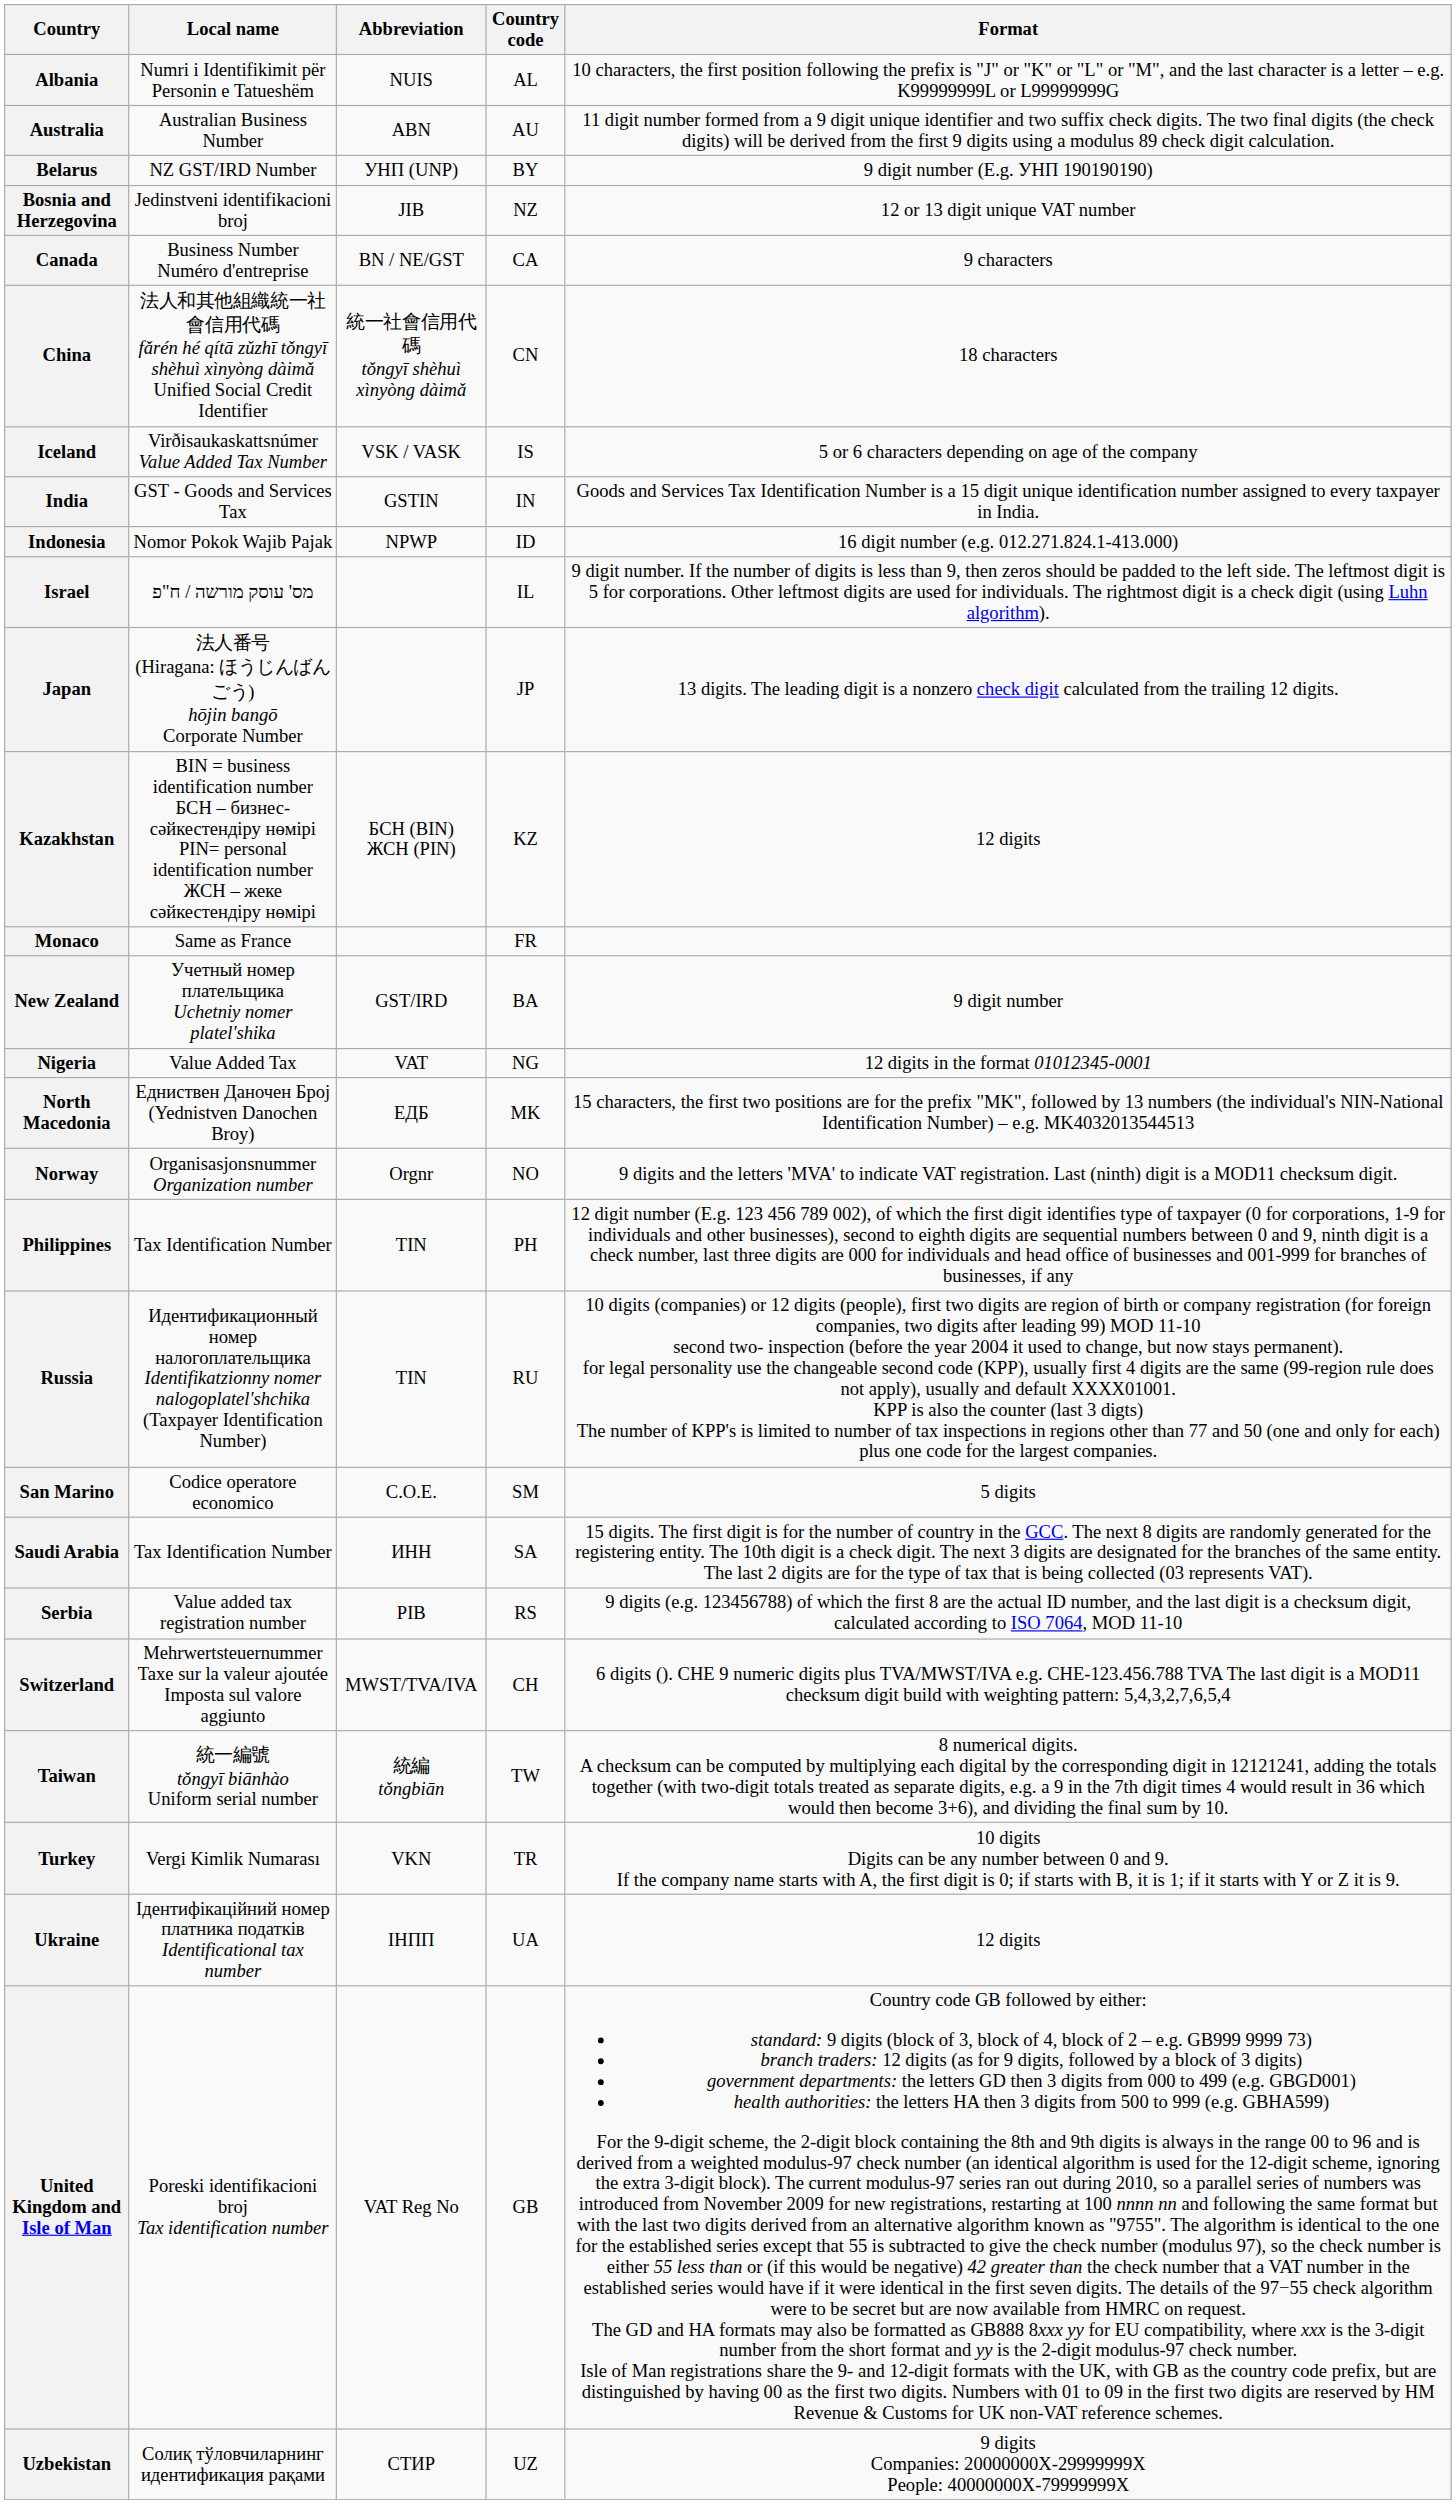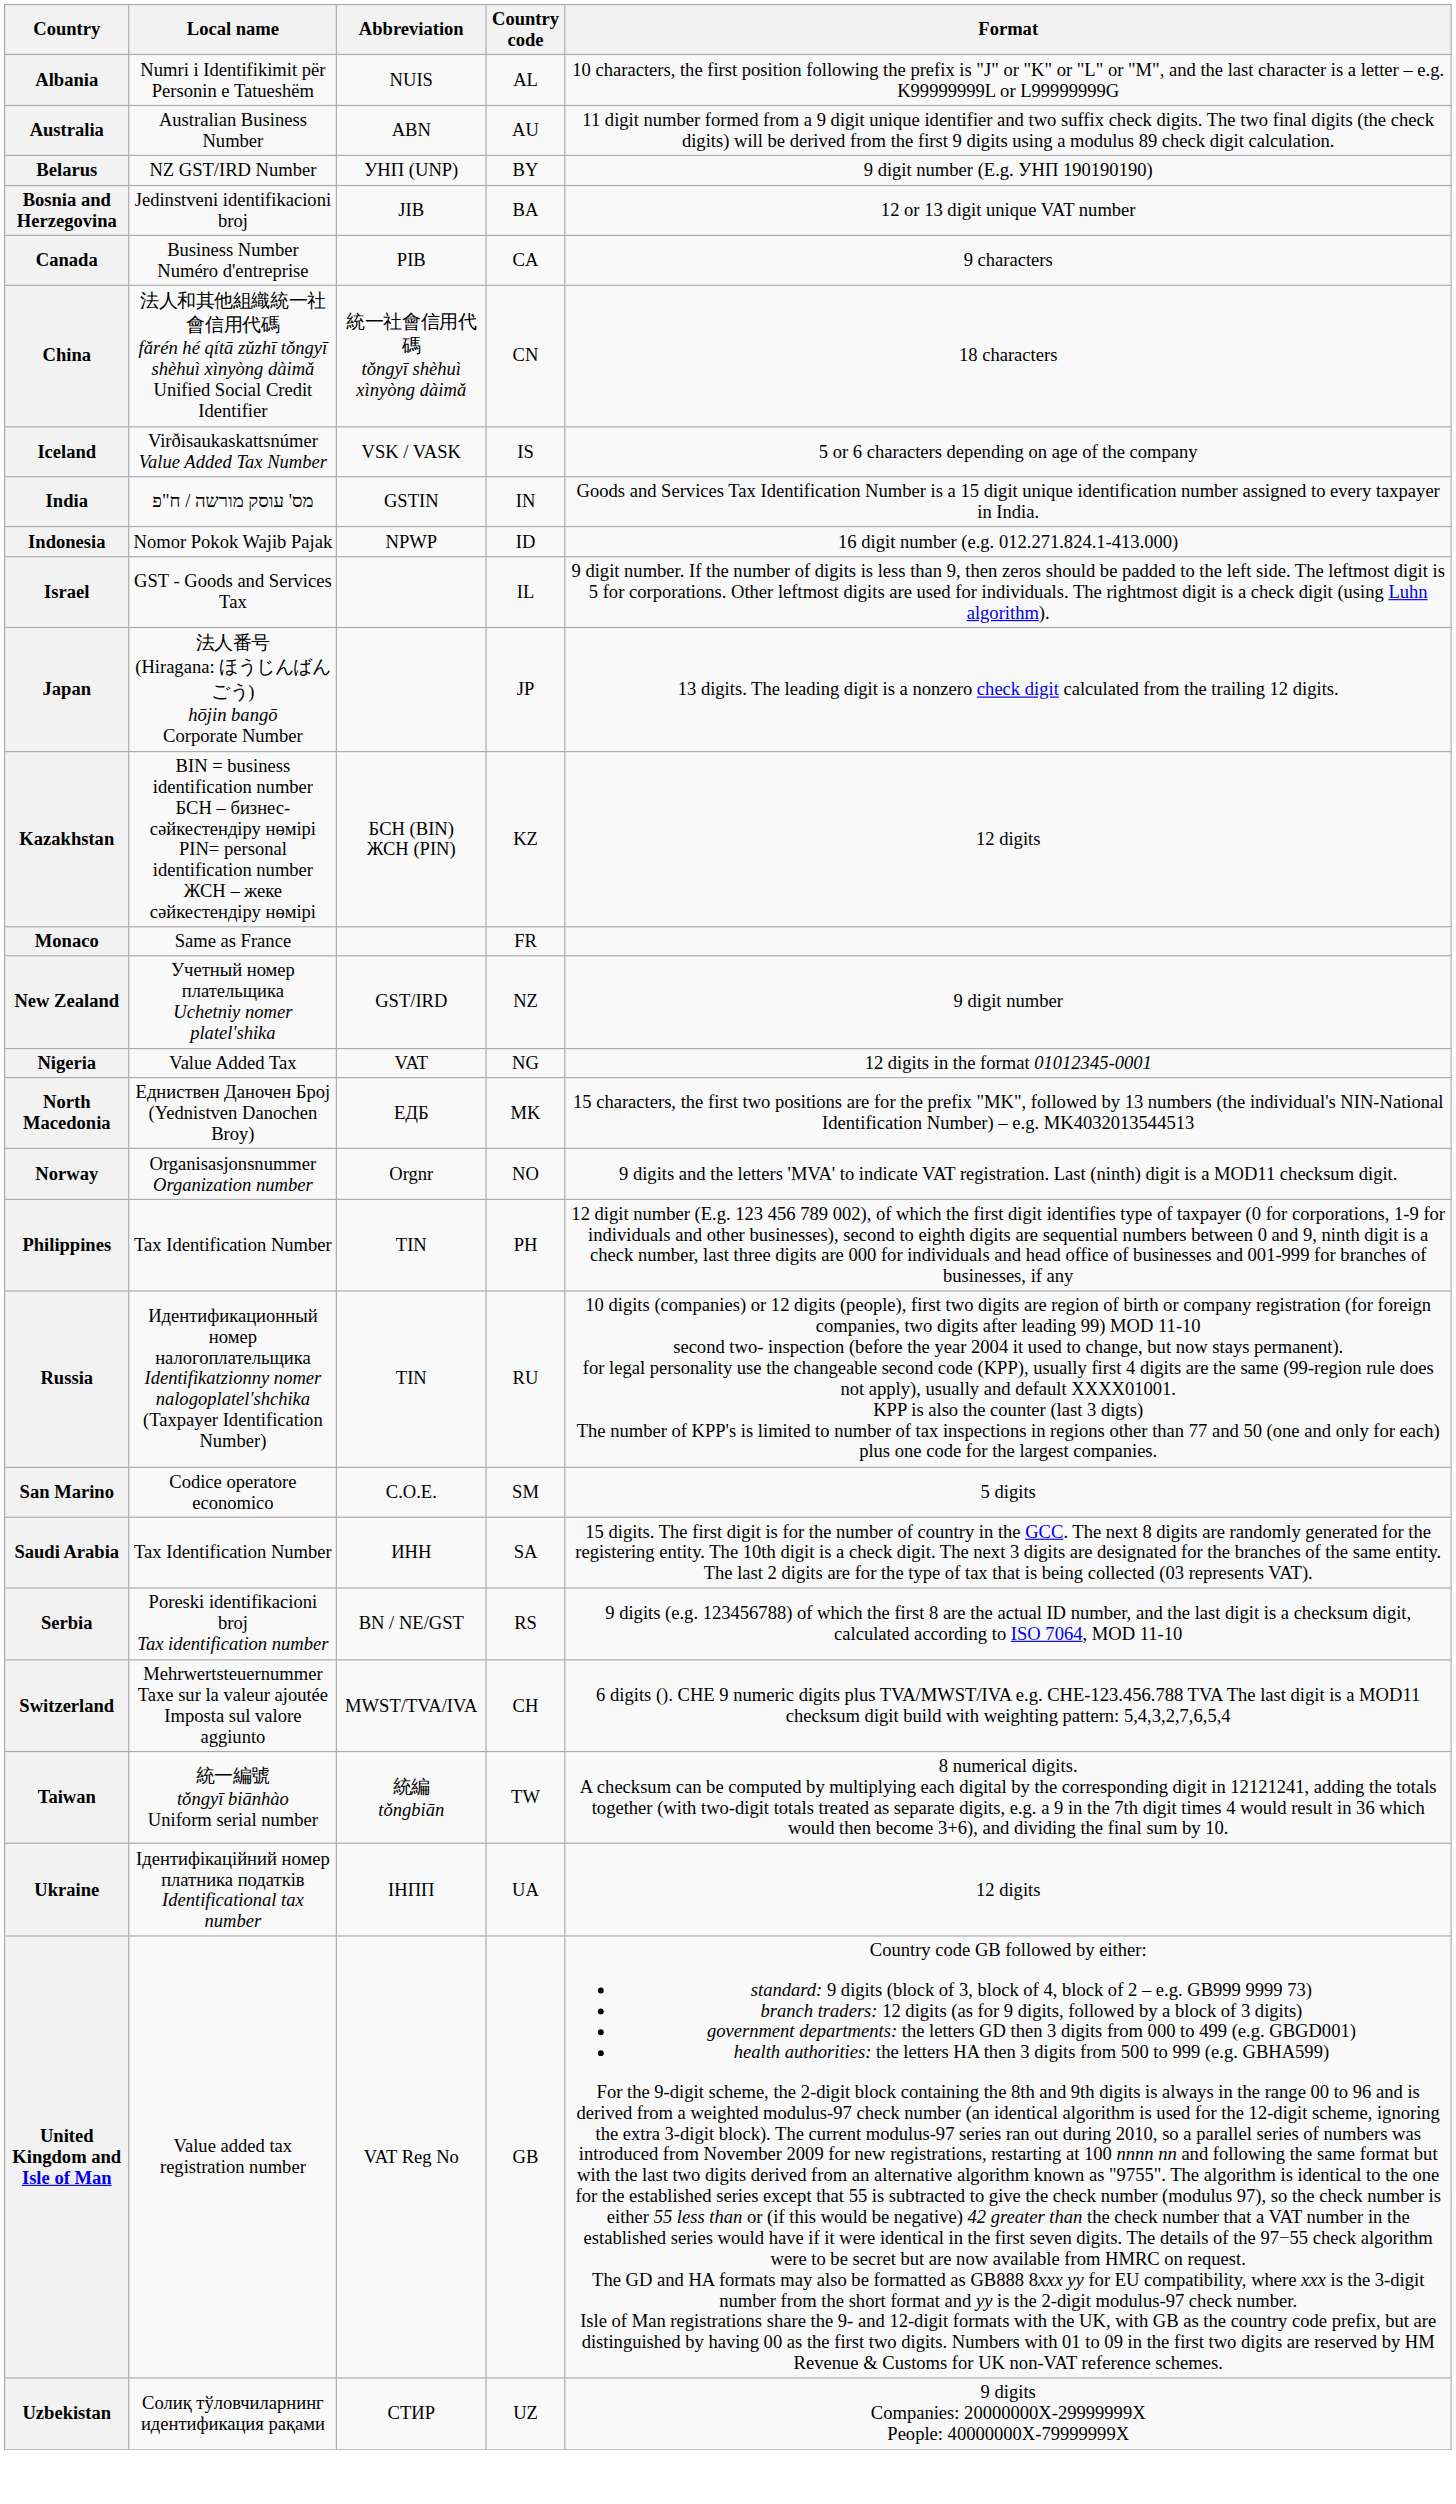(526, 210) NZ -> (526, 210) BA
(411, 260) BN / NE/GST -> (411, 260) PIB
(233, 501) GST - Goods and Services Tax -> (233, 501) מס' עוסק מורשה / ח"פ
(233, 591) מס' עוסק מורשה / ח"פ -> (233, 591) GST - Goods and Services Tax
(526, 1002) BA -> (526, 1002) NZ
(233, 1613) Value added tax registration number -> (233, 1623) Poreski identifikacioni broj Tax identification number
(411, 1613) PIB -> (411, 1623) BN / NE/GST
- row: (67, 1858)
(233, 2207) Poreski identifikacioni broj Tax identification number -> (233, 2156) Value added tax registration number
